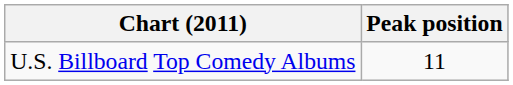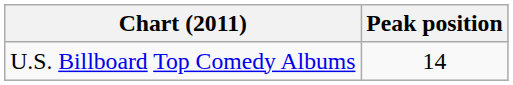(434, 60) 11 -> (434, 60) 14
